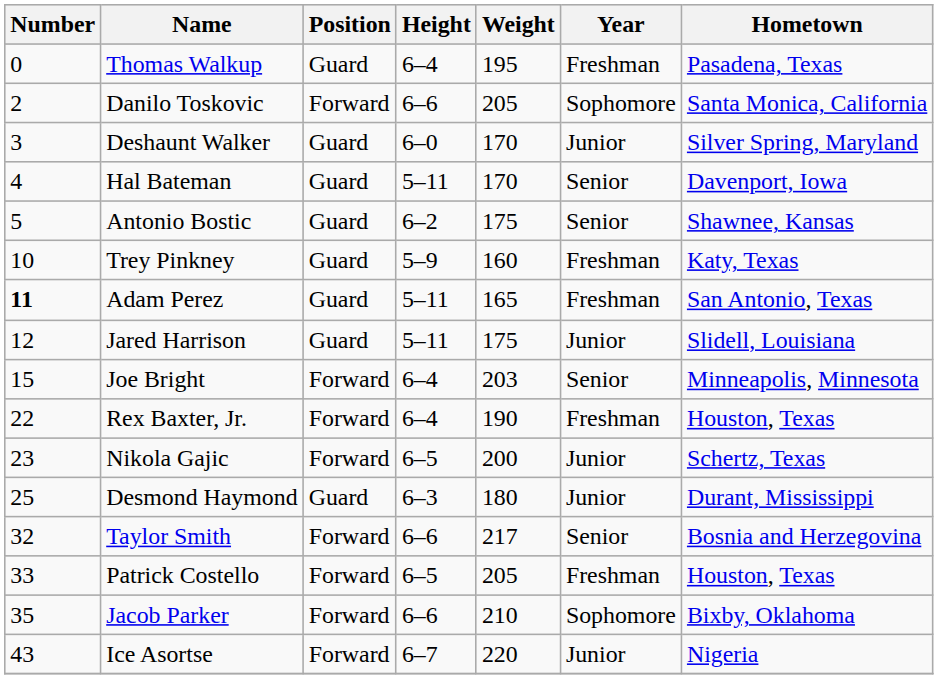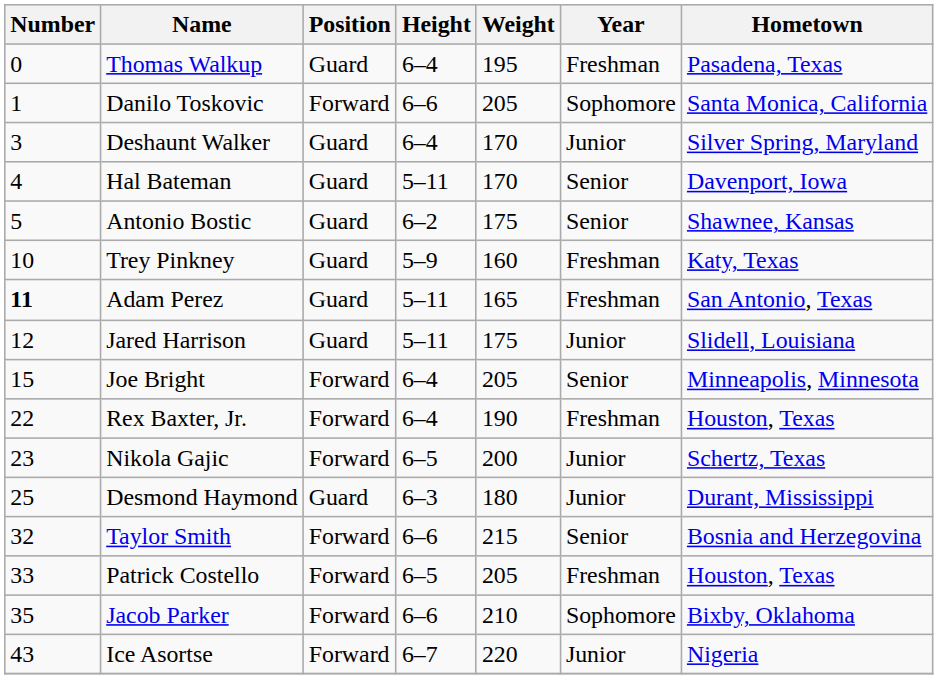(16, 103) 2 -> (16, 103) 1
(420, 142) 6–0 -> (420, 142) 6–4
(500, 378) 203 -> (500, 378) 205
(500, 535) 217 -> (500, 535) 215
